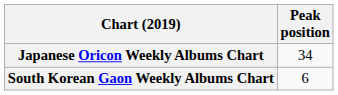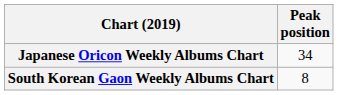(305, 78) 6 -> (305, 78) 8
